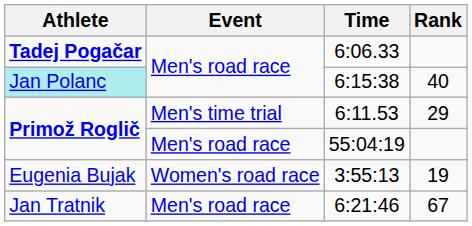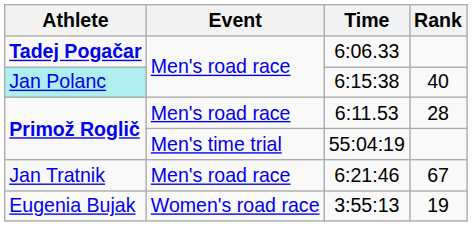(216, 113) Men's time trial -> (221, 113) Men's road race
(438, 113) 29 -> (438, 113) 28
(221, 144) Men's road race -> (216, 144) Men's time trial
rows swapped: (367, 206) <-> (367, 175)
